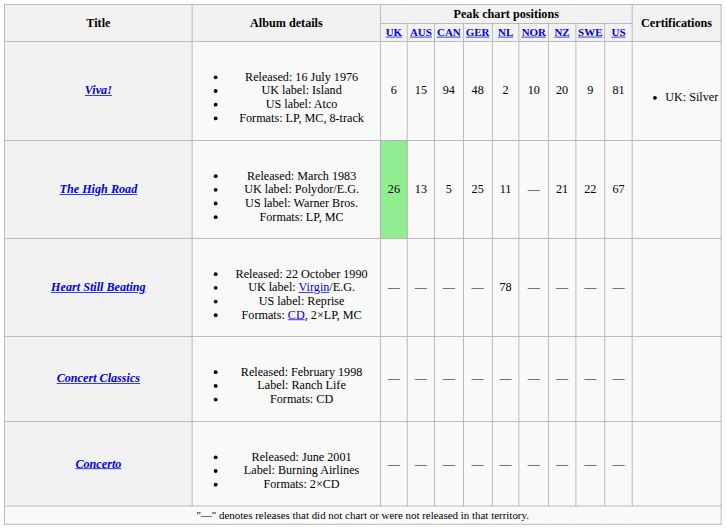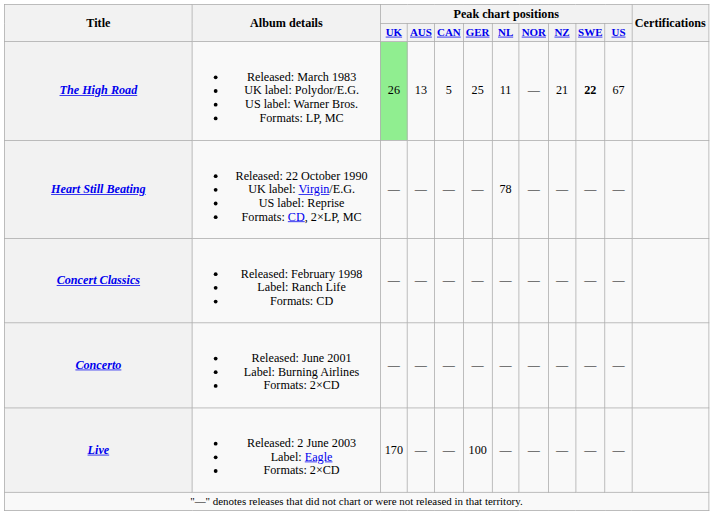- row: (98, 90)
(590, 189) normal -> (590, 90) bold
+ row: (98, 450)
